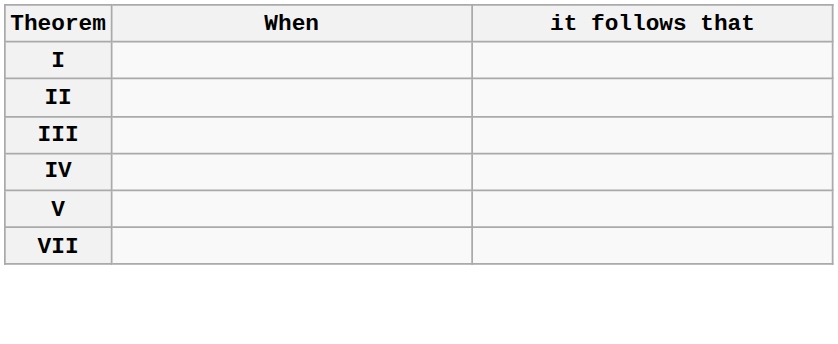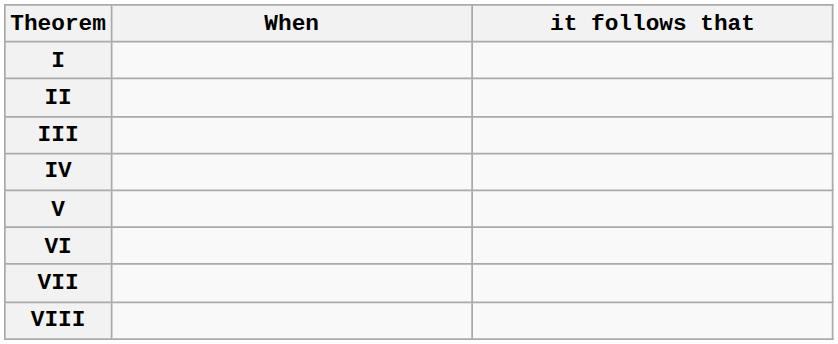+ row: (58, 246)
+ row: (58, 320)
